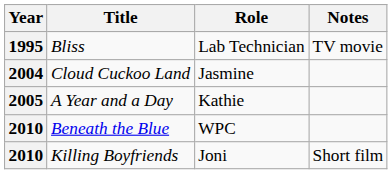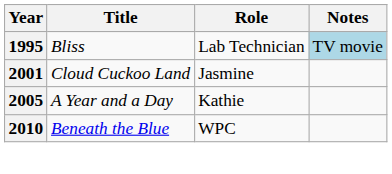(348, 45) no background -> (348, 45) lightblue background
(26, 73) 2004 -> (26, 73) 2001
- row: (115, 155)
